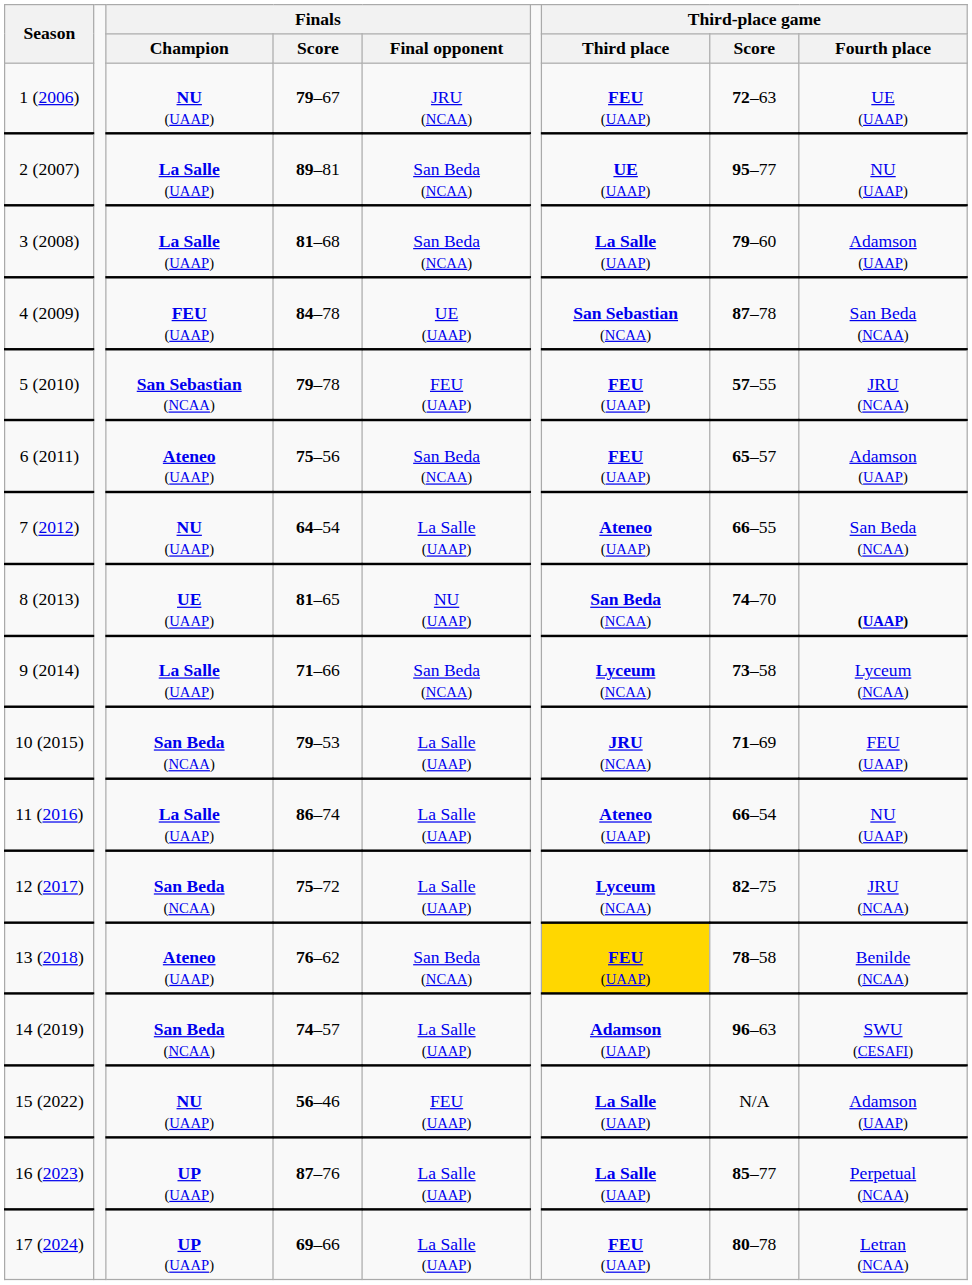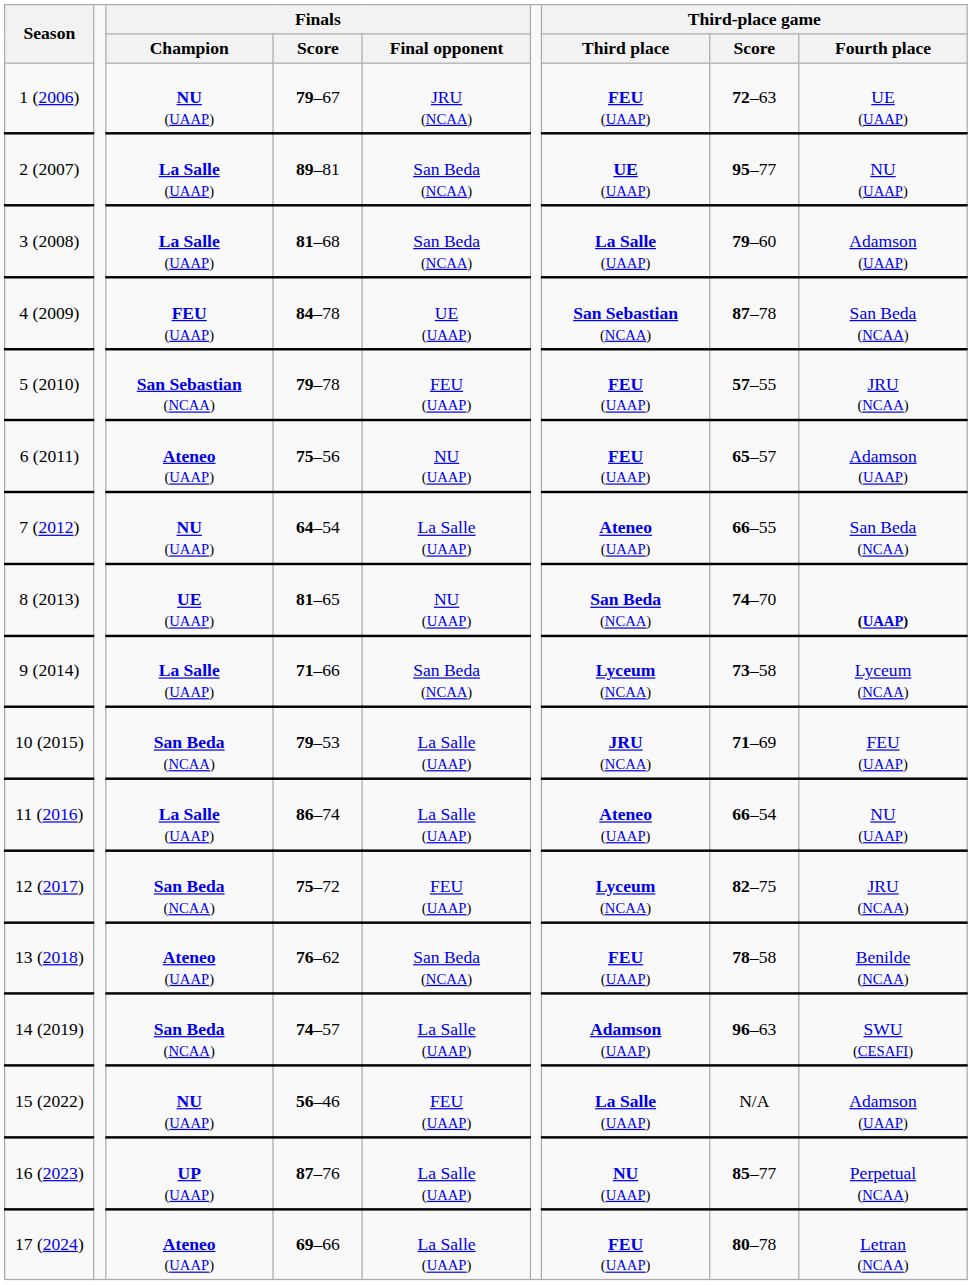(447, 466) San Beda (NCAA) -> (447, 466) NU (UAAP)
(447, 896) La Salle (UAAP) -> (447, 896) FEU (UAAP)
(626, 968) gold background -> (626, 968) no background
(626, 1183) La Salle (UAAP) -> (626, 1183) NU (UAAP)
(189, 1255) UP (UAAP) -> (189, 1255) Ateneo (UAAP)
